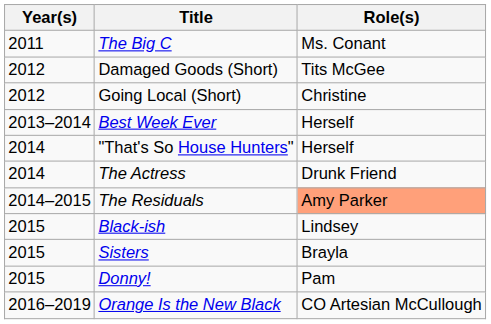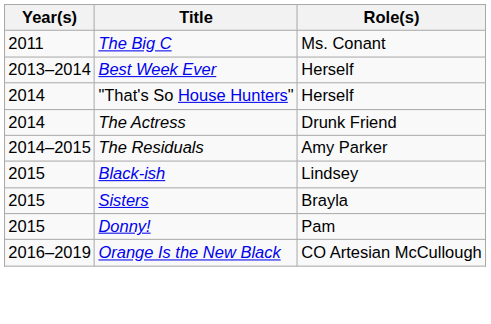- row: (188, 69)
- row: (170, 95)
(344, 200) lightsalmon background -> (344, 148) no background
